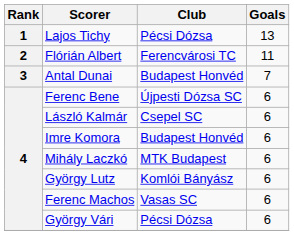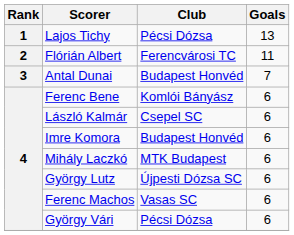(191, 96) Újpesti Dózsa SC -> (187, 96) Komlói Bányász
(187, 179) Komlói Bányász -> (191, 179) Újpesti Dózsa SC
